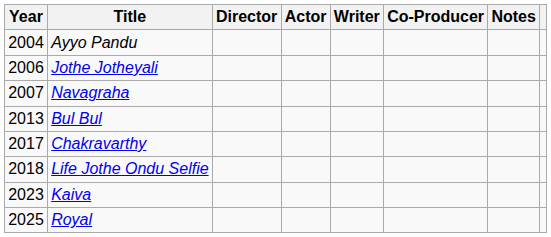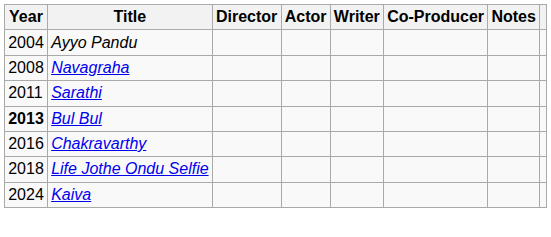- row: (105, 67)
(26, 93) 2007 -> (26, 67) 2008
+ row: (77, 93)
(26, 118) normal -> (26, 118) bold
(26, 144) 2017 -> (26, 144) 2016
(26, 194) 2023 -> (26, 194) 2024
- row: (72, 220)
